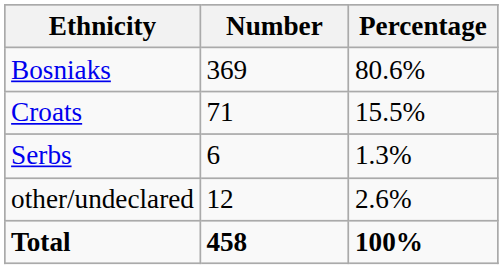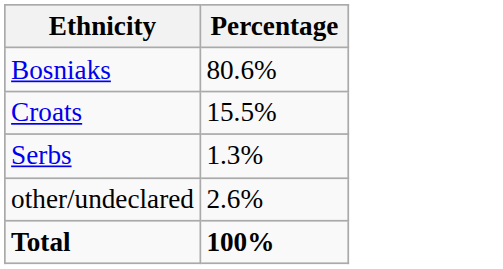- column: (274, 26)
